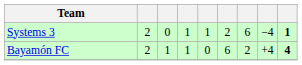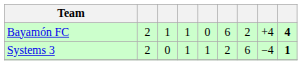rows swapped: (38, 50) <-> (31, 32)
